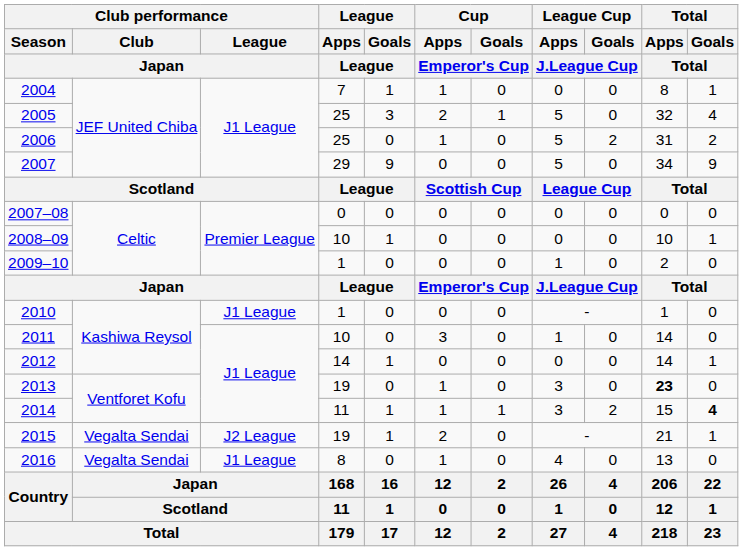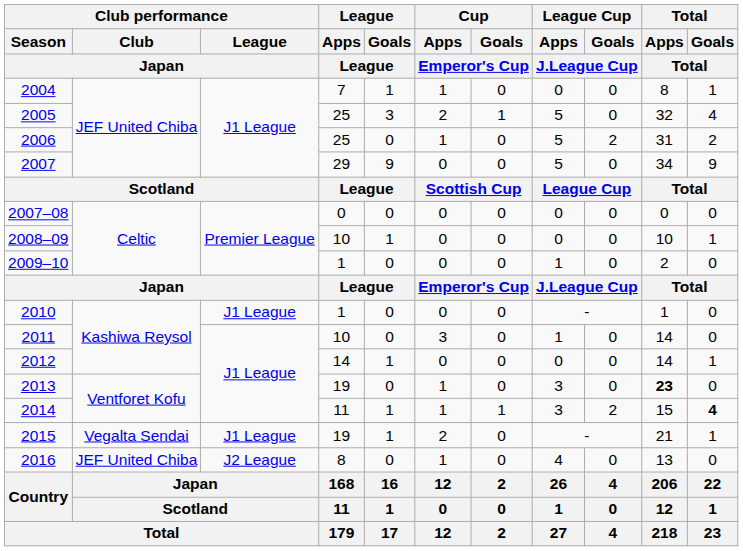(260, 435) J2 League -> (260, 435) J1 League
(136, 459) Vegalta Sendai -> (136, 459) JEF United Chiba
(260, 459) J1 League -> (260, 459) J2 League
